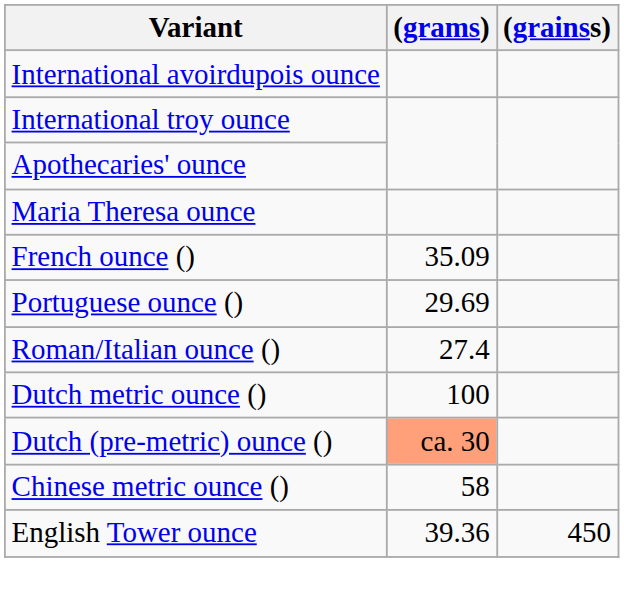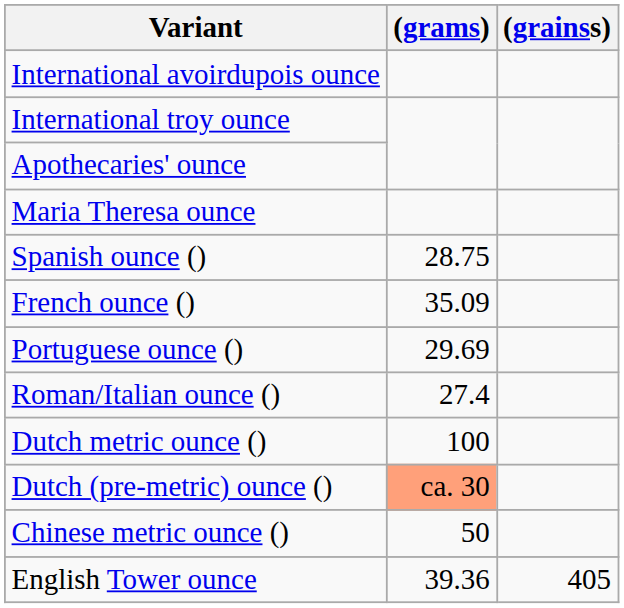+ row: (109, 257)
(475, 486) 58 -> (475, 532) 50
(589, 532) 450 -> (589, 578) 405
